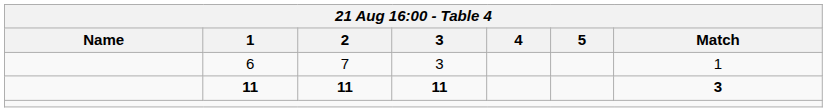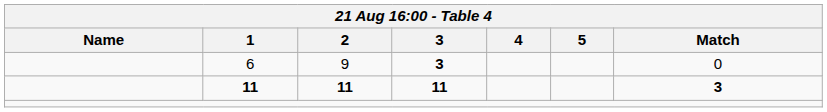(345, 64) 7 -> (345, 64) 9
(439, 64) normal -> (439, 64) bold
(718, 64) 1 -> (718, 64) 0
